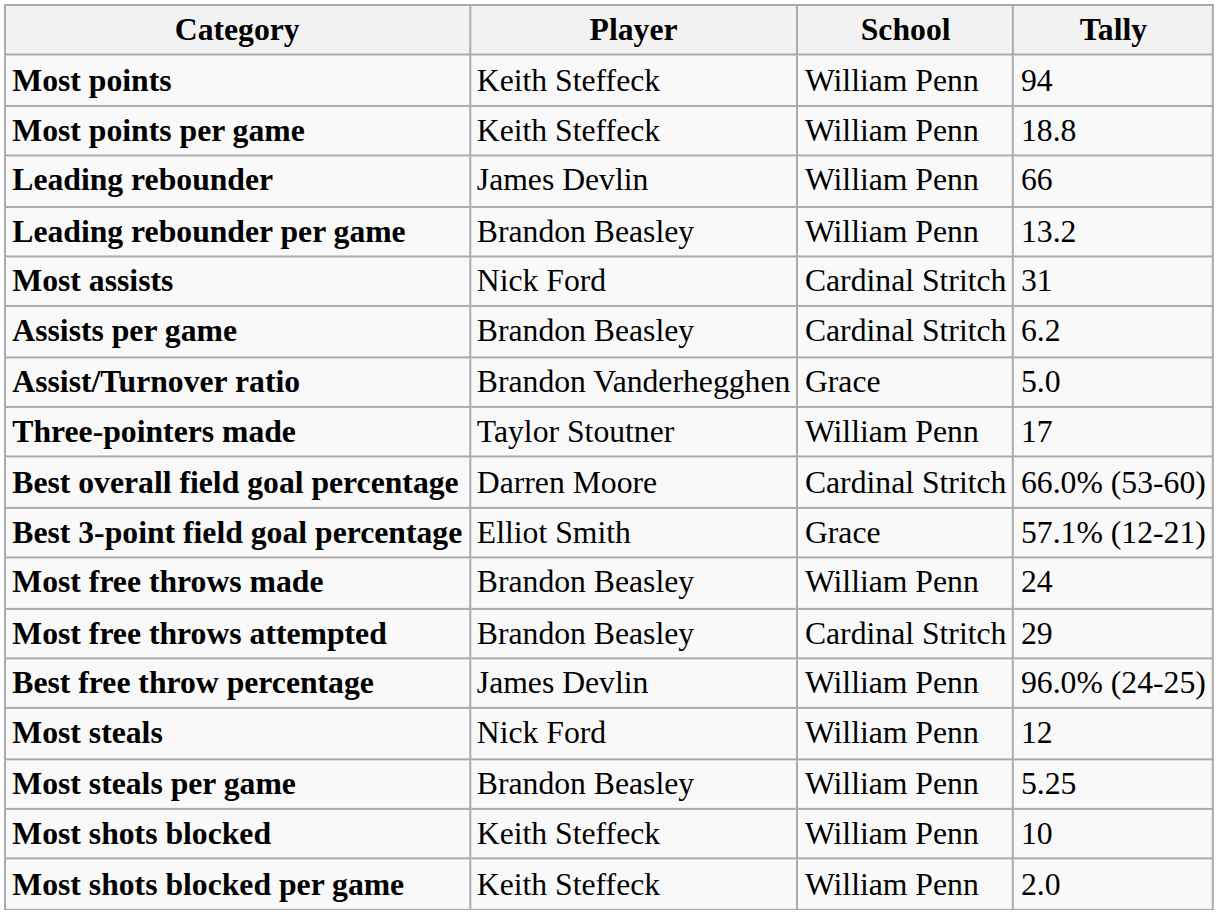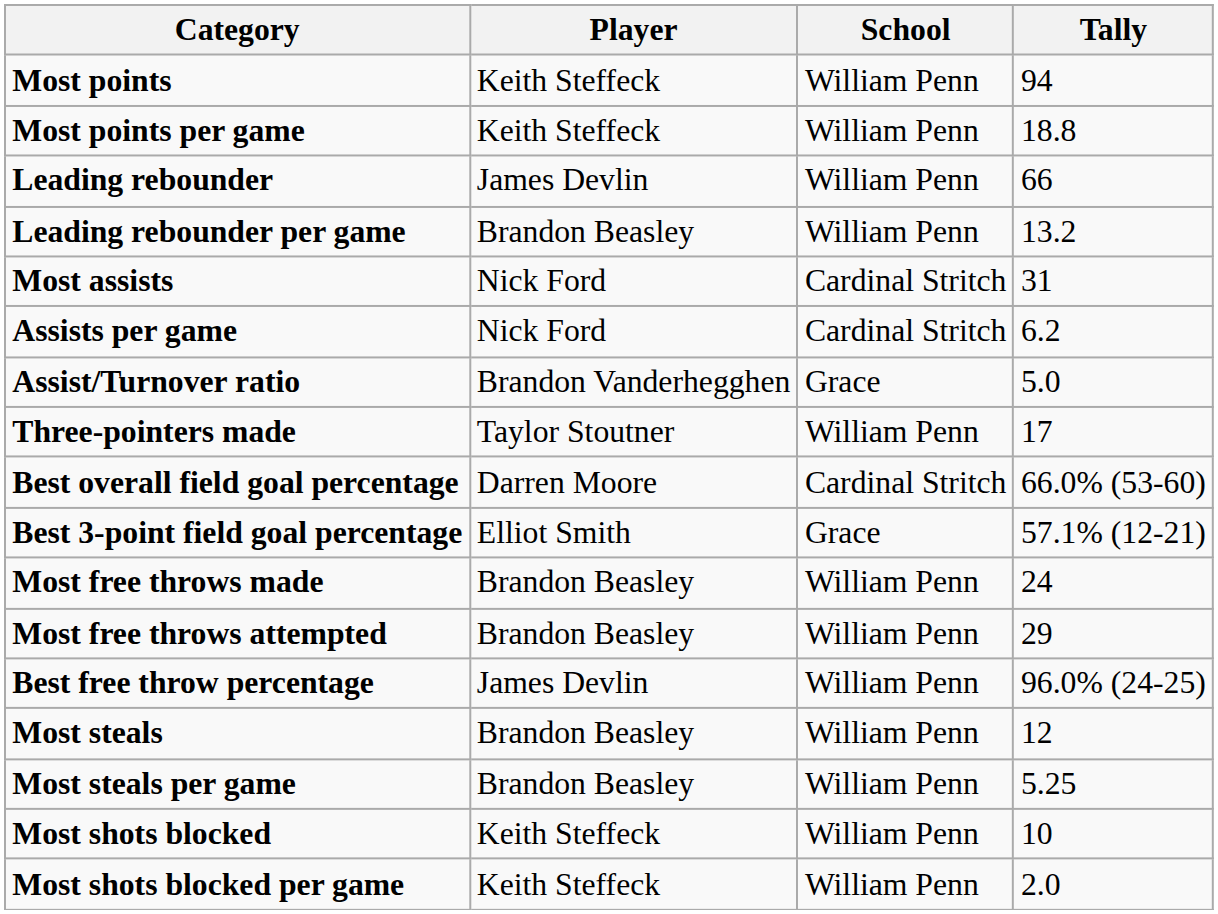(585, 331) Brandon Beasley -> (541, 331) Nick Ford
(906, 632) Cardinal Stritch -> (892, 632) William Penn
(541, 733) Nick Ford -> (585, 733) Brandon Beasley
